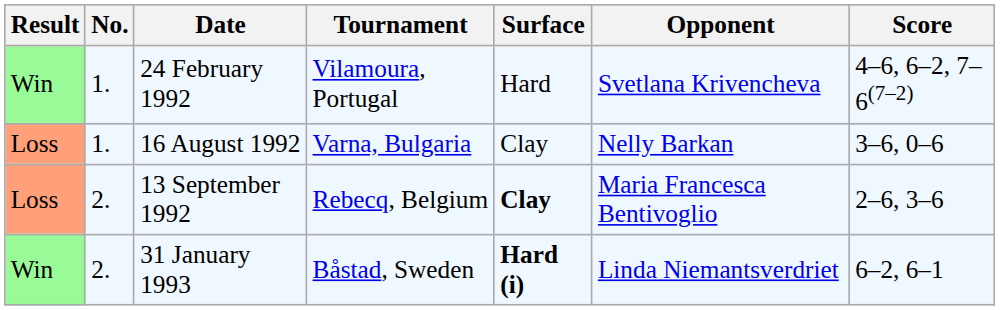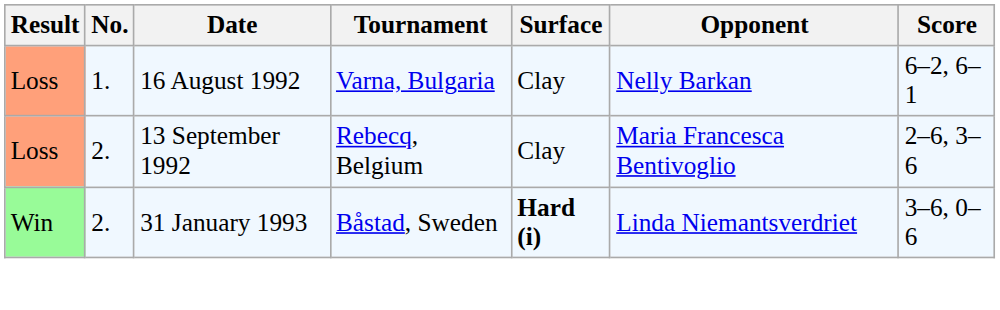- row: (202, 83)
(899, 142) 3–6, 0–6 -> (943, 80) 6–2, 6–1
(526, 198) bold -> (541, 150) normal
(899, 268) 6–2, 6–1 -> (943, 221) 3–6, 0–6
